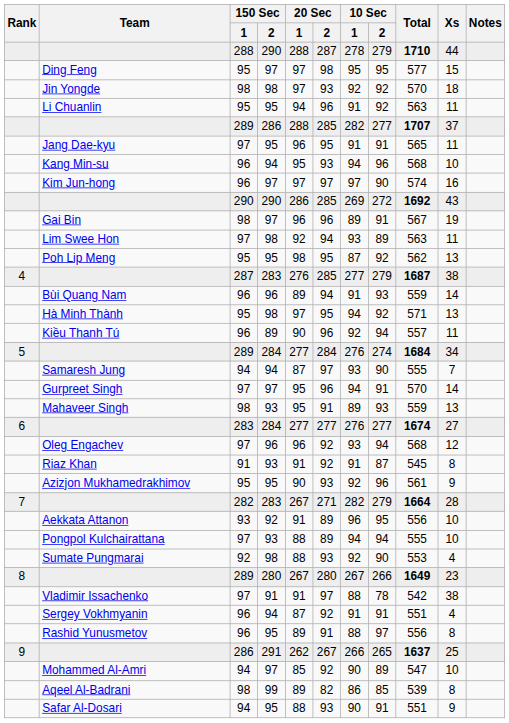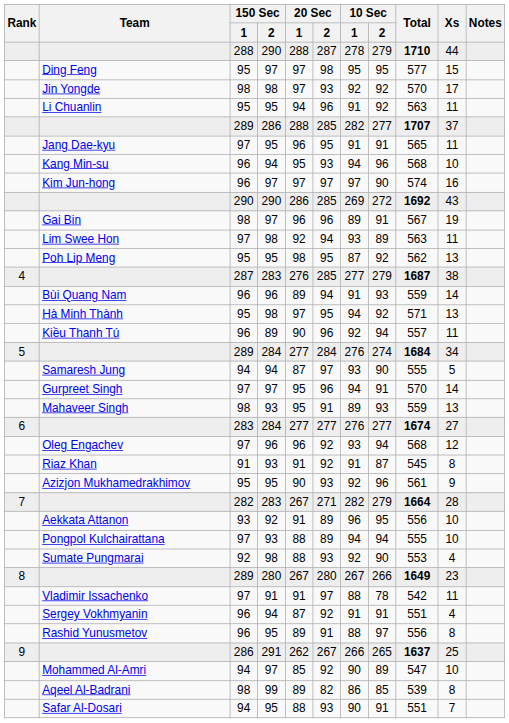(452, 88) 18 -> (452, 88) 17
(452, 370) 7 -> (452, 370) 5
(452, 595) 38 -> (452, 595) 11
(452, 708) 9 -> (452, 708) 7
